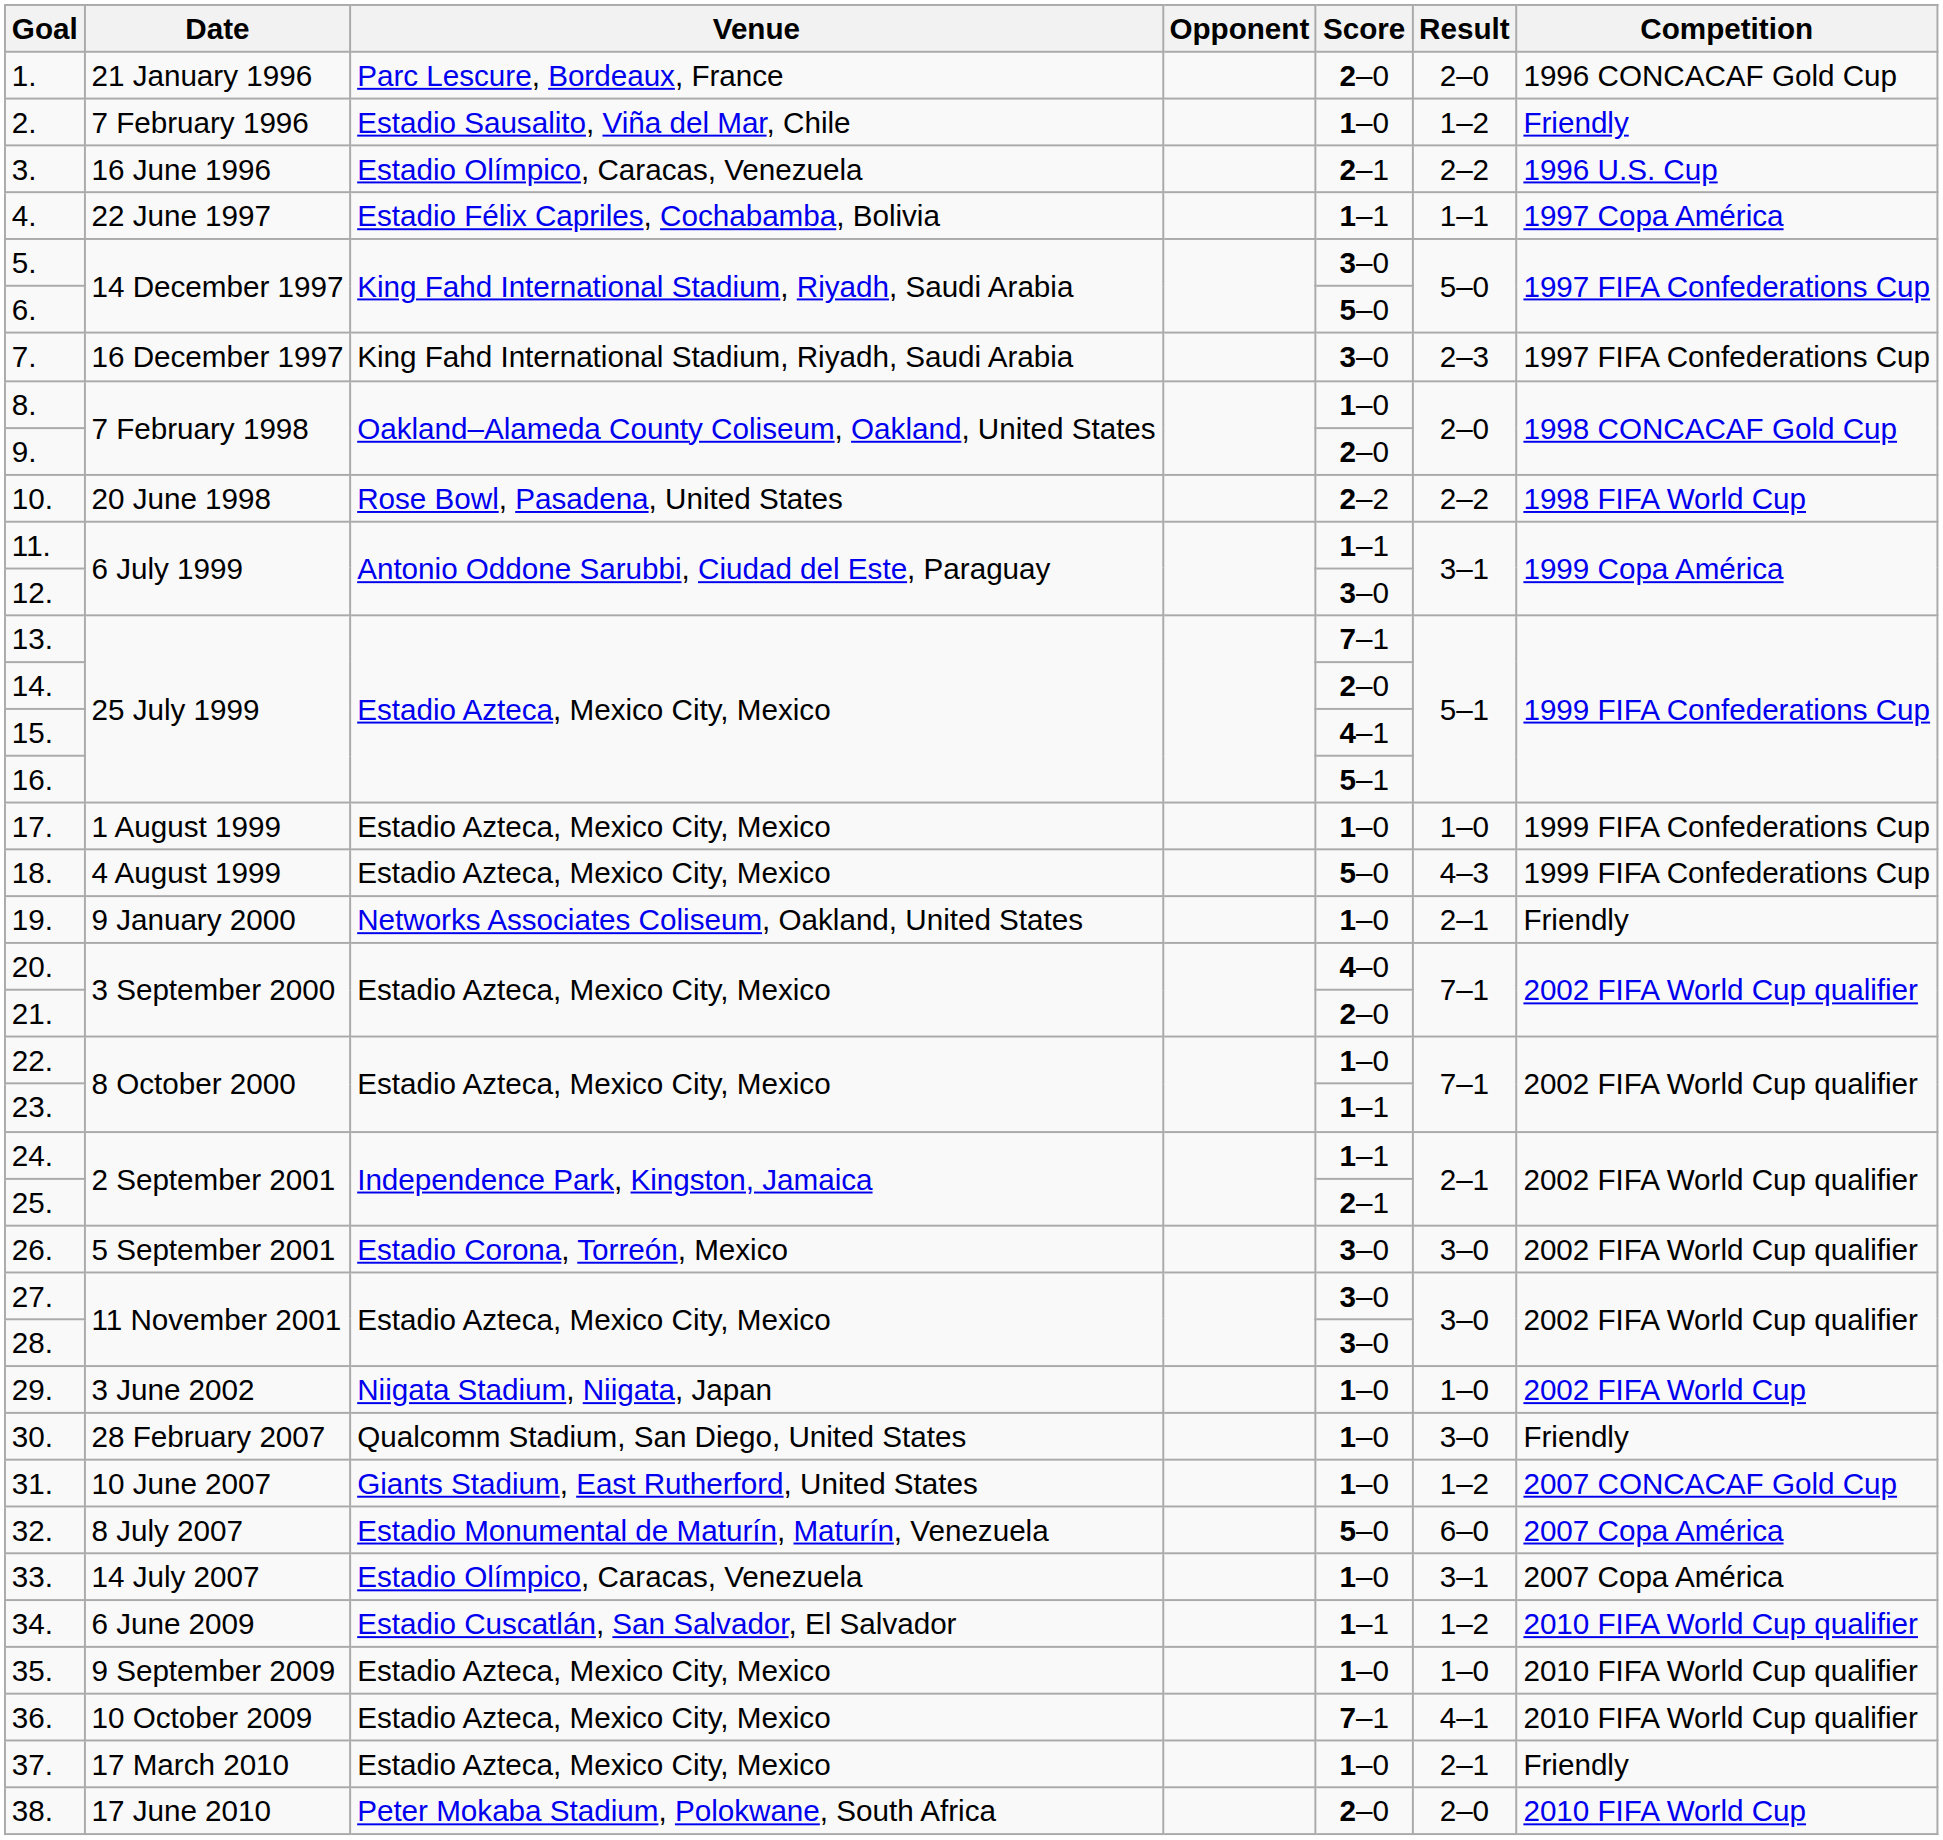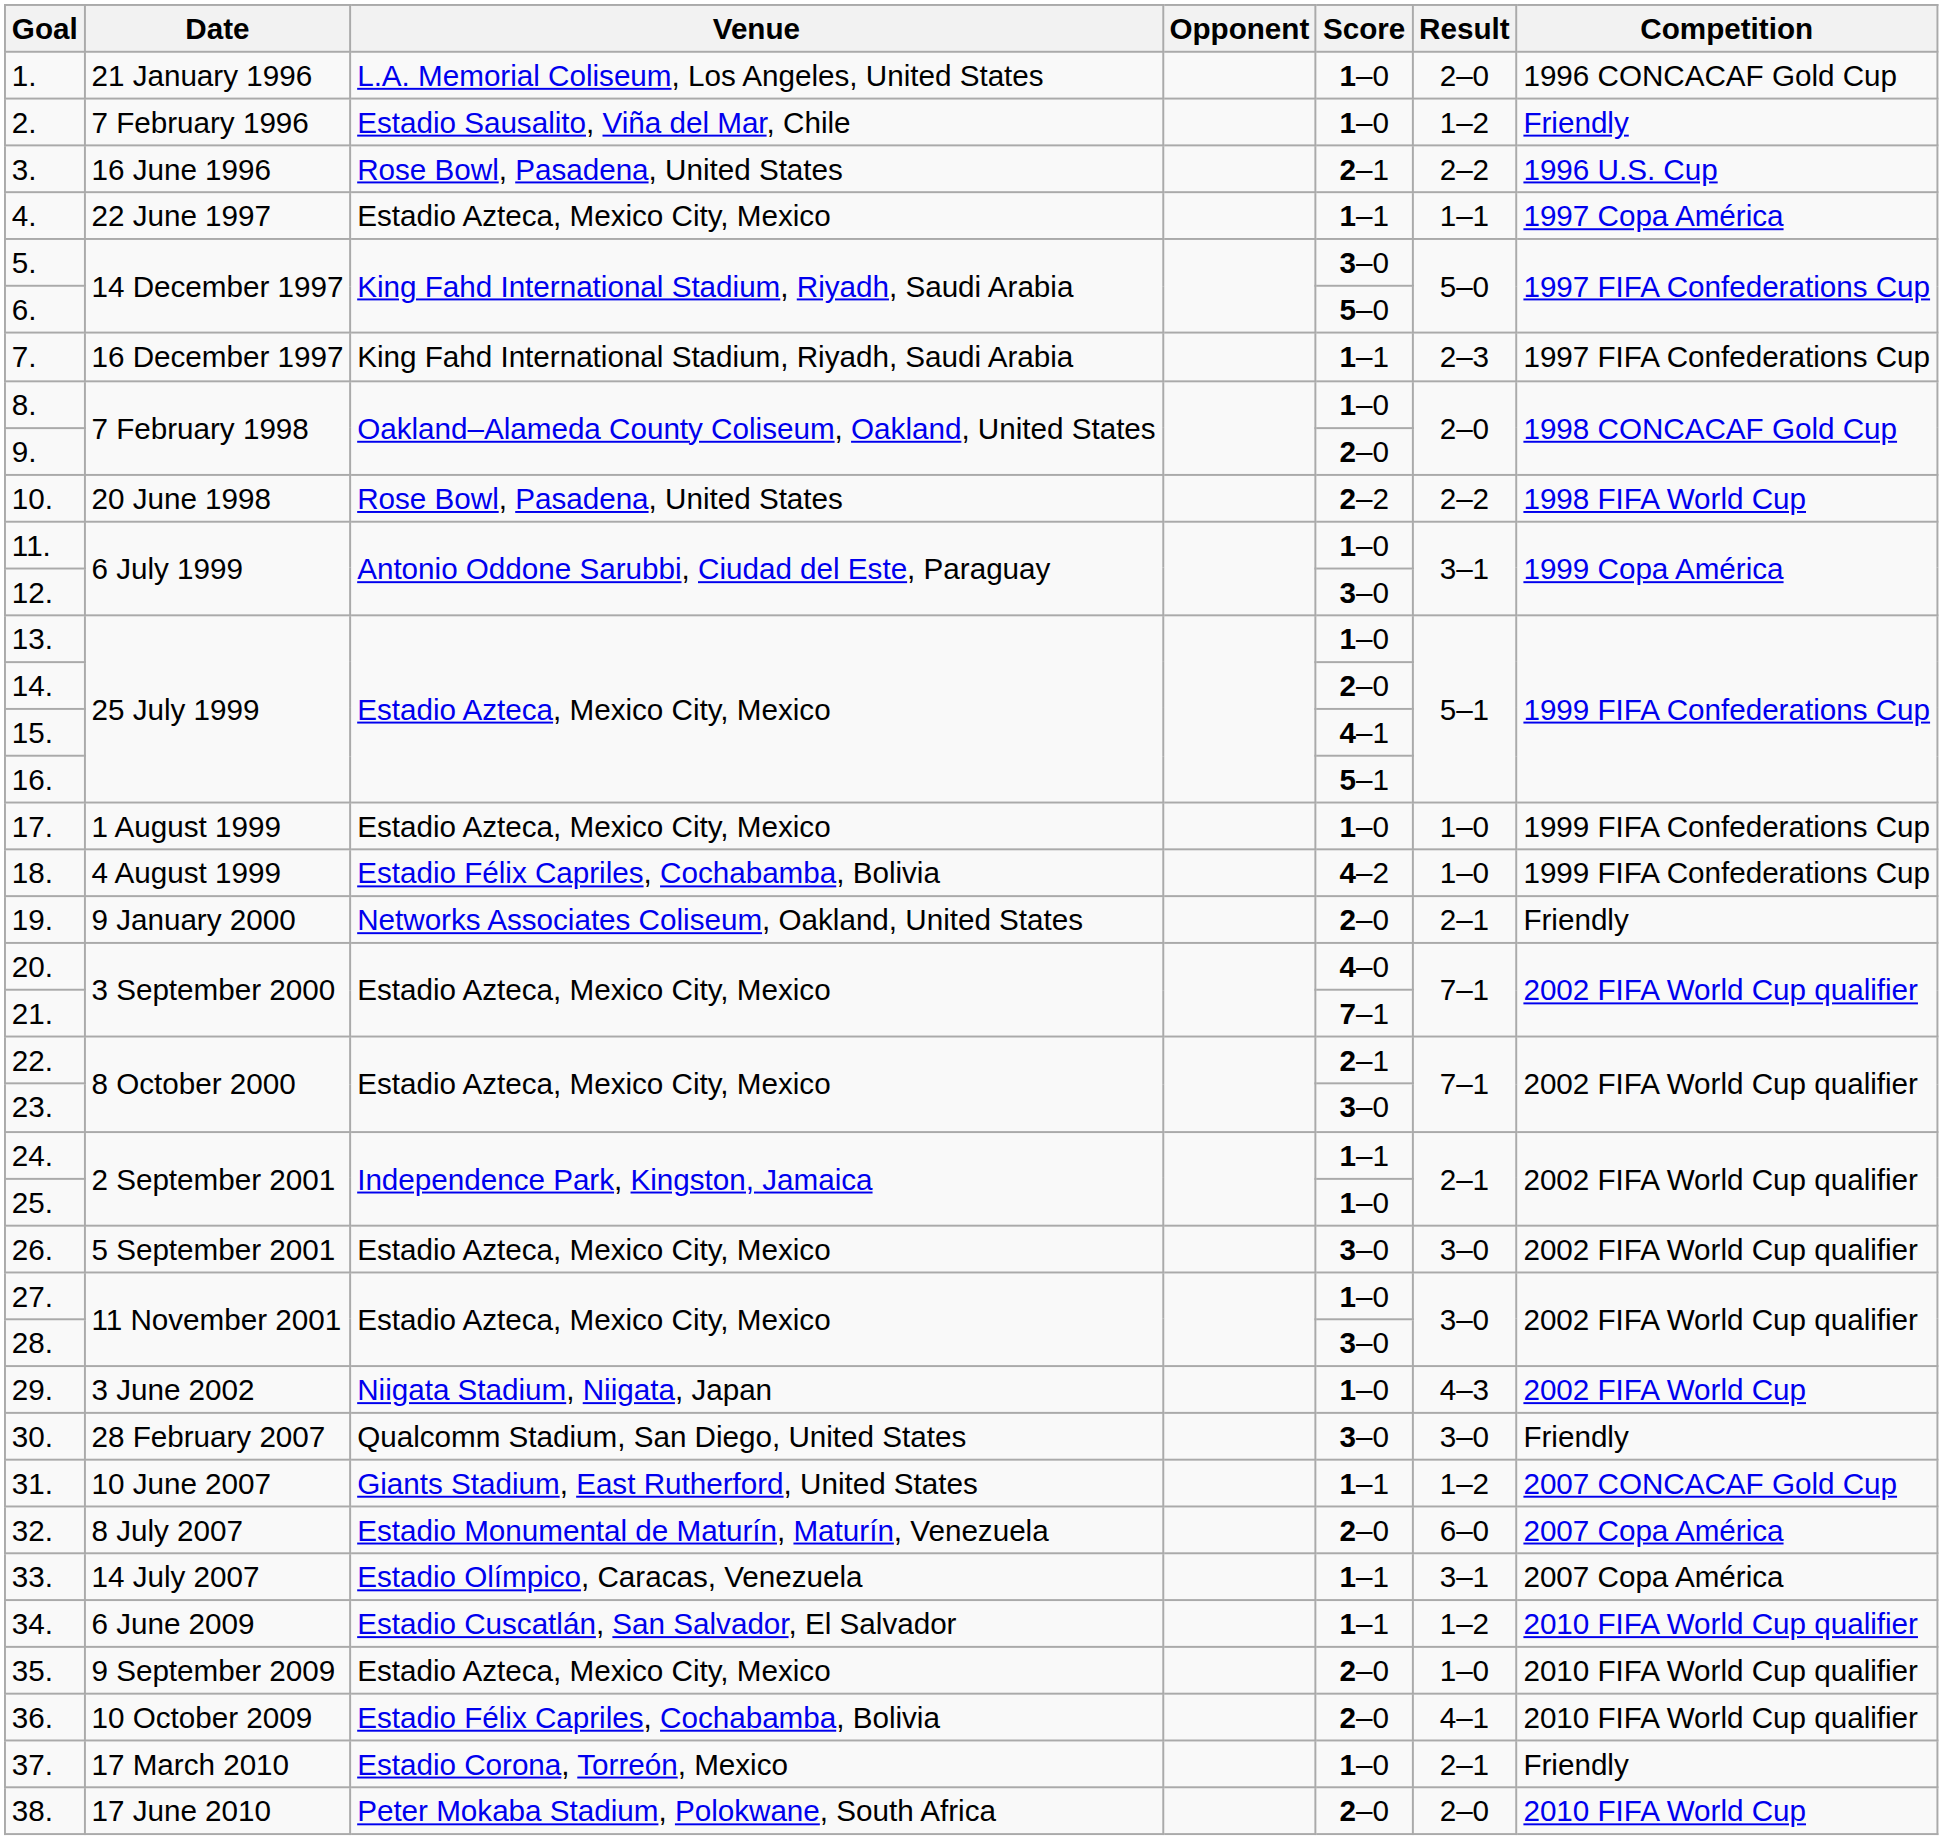(570, 76) Parc Lescure, Bordeaux, France -> (700, 76) L.A. Memorial Coliseum, Los Angeles, United States
(1364, 76) 2–0 -> (1364, 76) 1–0
(610, 169) Estadio Olímpico, Caracas, Venezuela -> (600, 169) Rose Bowl, Pasadena, United States
(649, 216) Estadio Félix Capriles, Cochabamba, Bolivia -> (594, 216) Estadio Azteca, Mexico City, Mexico
(1364, 357) 3–0 -> (1364, 357) 1–1
(1364, 545) 1–1 -> (1364, 545) 1–0
(1364, 639) 7–1 -> (1364, 639) 1–0
(594, 873) Estadio Azteca, Mexico City, Mexico -> (649, 873) Estadio Félix Capriles, Cochabamba, Bolivia
(1364, 873) 5–0 -> (1364, 873) 4–2
(1464, 873) 4–3 -> (1464, 873) 1–0
(1364, 920) 1–0 -> (1364, 920) 2–0
(1364, 1014) 2–0 -> (1364, 1014) 7–1
(1364, 1061) 1–0 -> (1364, 1061) 2–1
(1364, 1108) 1–1 -> (1364, 1108) 3–0
(1364, 1202) 2–1 -> (1364, 1202) 1–0
(573, 1249) Estadio Corona, Torreón, Mexico -> (594, 1249) Estadio Azteca, Mexico City, Mexico
(1364, 1296) 3–0 -> (1364, 1296) 1–0
(1464, 1389) 1–0 -> (1464, 1389) 4–3
(1364, 1436) 1–0 -> (1364, 1436) 3–0
(1364, 1483) 1–0 -> (1364, 1483) 1–1
(1364, 1530) 5–0 -> (1364, 1530) 2–0
(1364, 1577) 1–0 -> (1364, 1577) 1–1
(1364, 1671) 1–0 -> (1364, 1671) 2–0
(594, 1718) Estadio Azteca, Mexico City, Mexico -> (649, 1718) Estadio Félix Capriles, Cochabamba, Bolivia
(1364, 1718) 7–1 -> (1364, 1718) 2–0
(594, 1765) Estadio Azteca, Mexico City, Mexico -> (573, 1765) Estadio Corona, Torreón, Mexico
